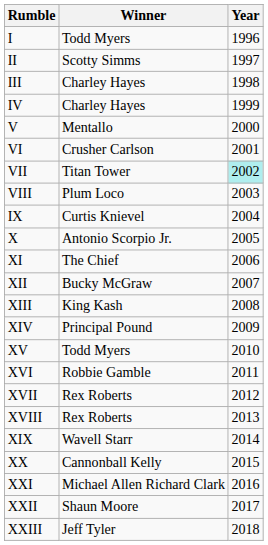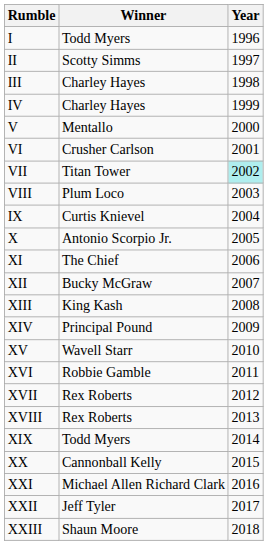(96, 350) Todd Myers -> (97, 350) Wavell Starr
(97, 439) Wavell Starr -> (96, 439) Todd Myers
(100, 506) Shaun Moore -> (89, 506) Jeff Tyler
(89, 529) Jeff Tyler -> (100, 529) Shaun Moore
